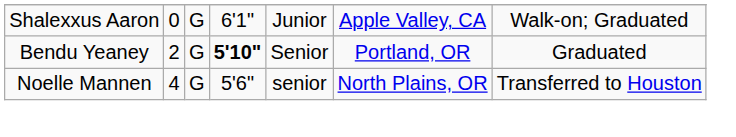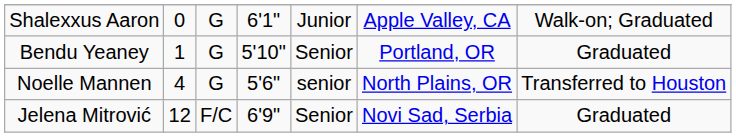(174, 52) 2 -> (180, 52) 1
(237, 52) bold -> (264, 52) normal
+ row: (84, 115)
